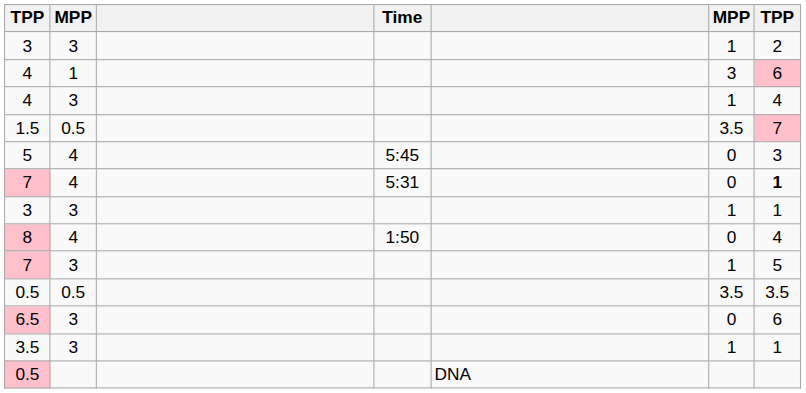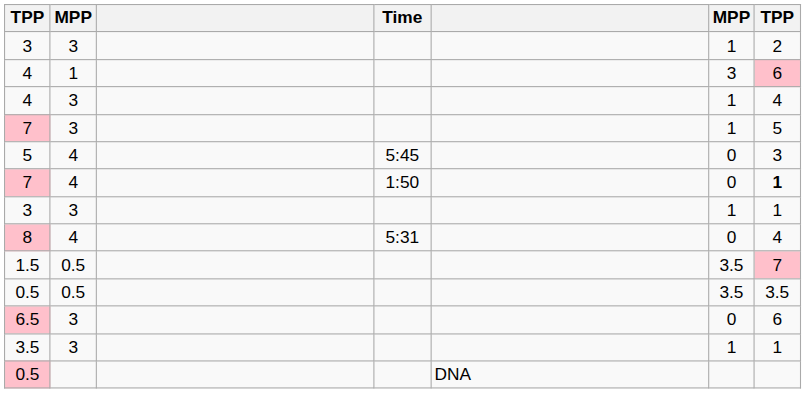rows swapped: (27, 127) <-> (27, 264)
(402, 182) 5:31 -> (402, 182) 1:50
(402, 237) 1:50 -> (402, 237) 5:31
